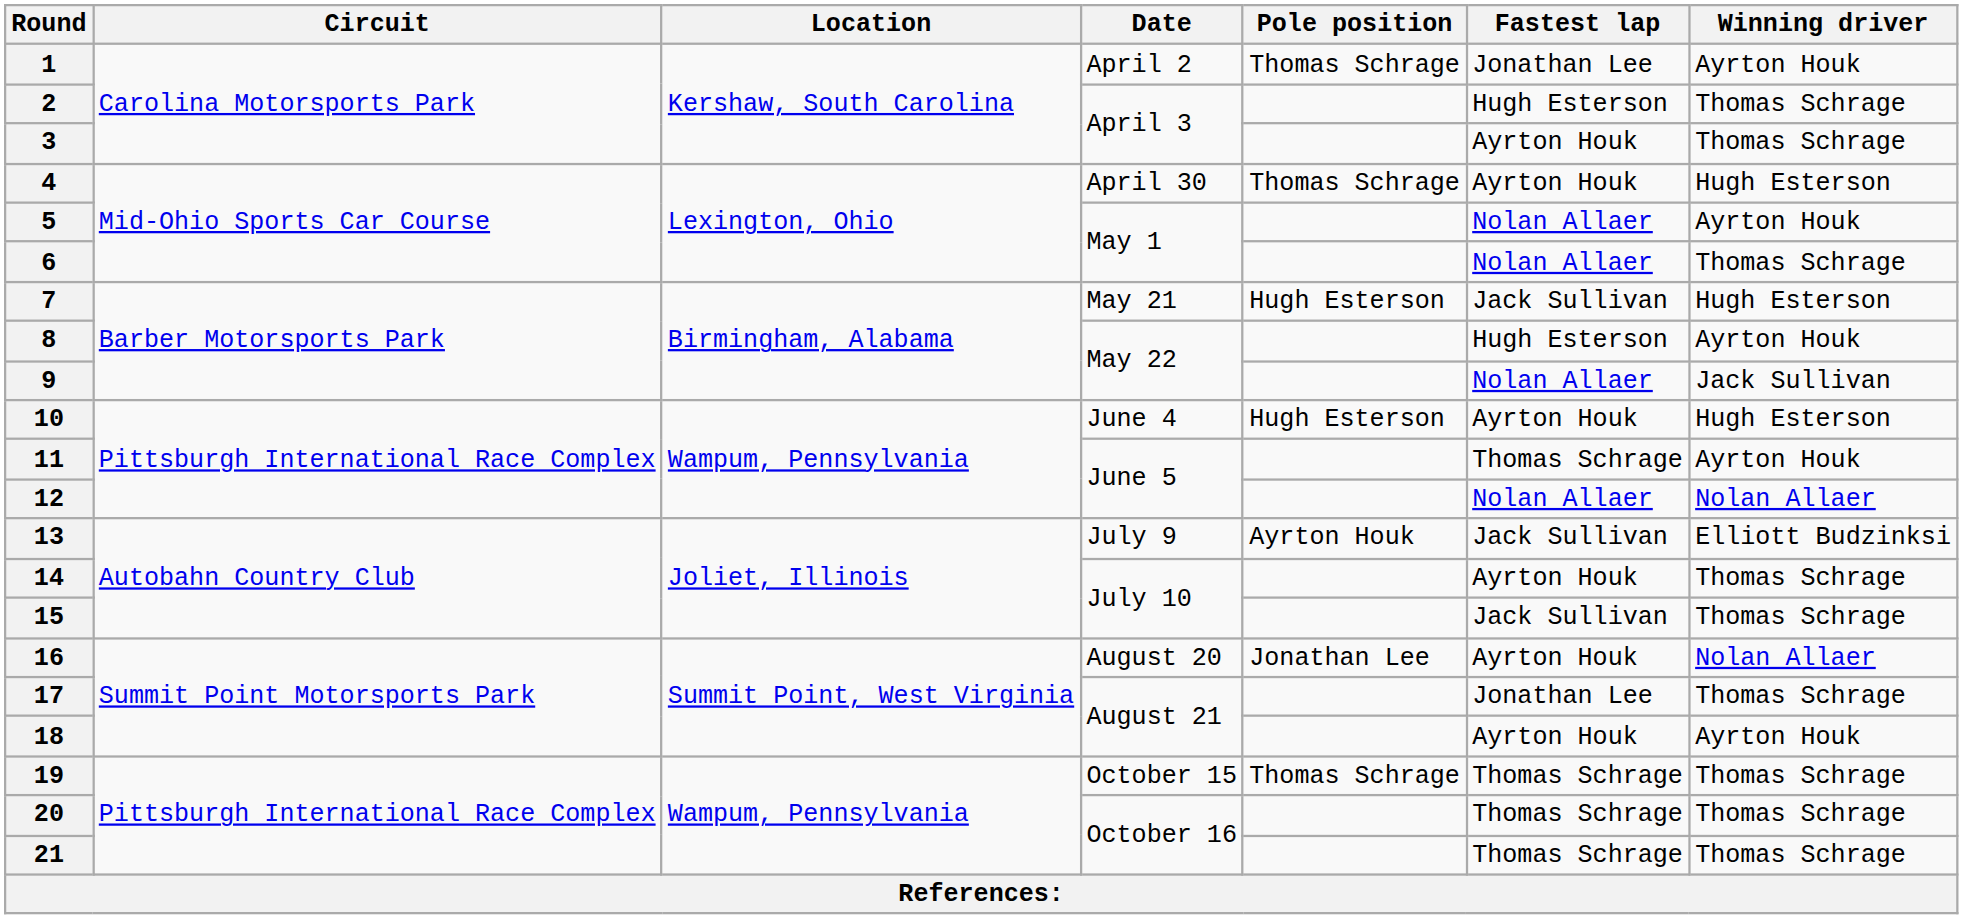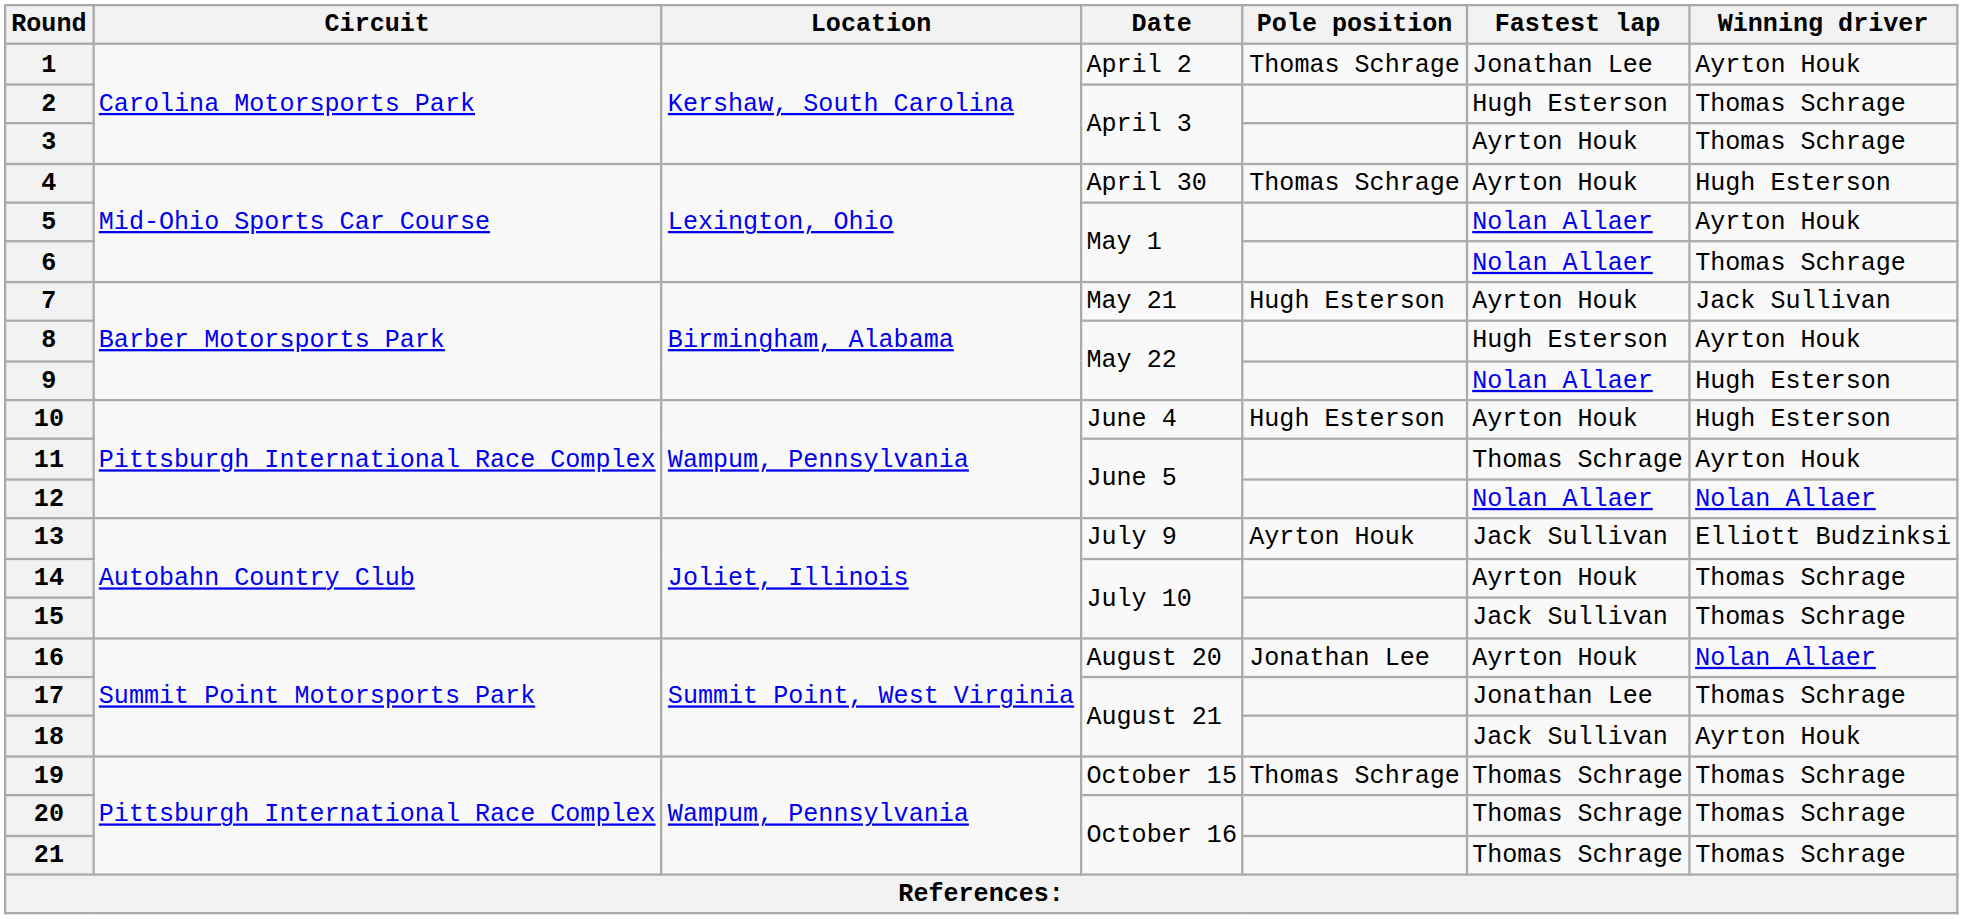(1570, 302) Jack Sullivan -> (1555, 302) Ayrton Houk
(1793, 302) Hugh Esterson -> (1793, 302) Jack Sullivan
(1793, 381) Jack Sullivan -> (1793, 381) Hugh Esterson
(1555, 736) Ayrton Houk -> (1570, 736) Jack Sullivan
